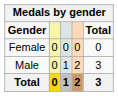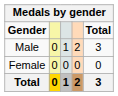rows swapped: (27, 65) <-> (27, 48)
